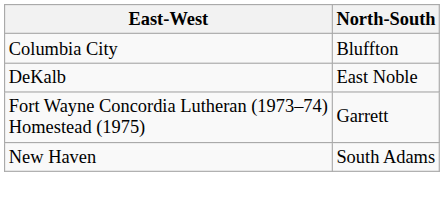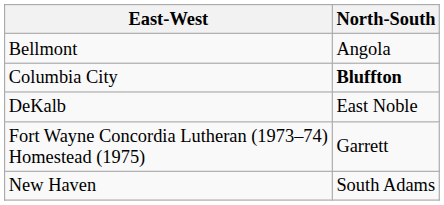+ row: (43, 48)
(367, 48) normal -> (369, 77) bold
